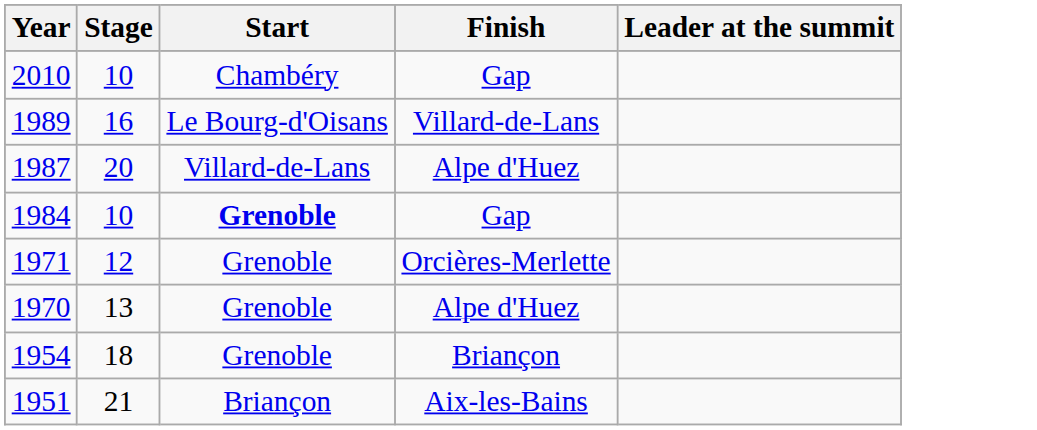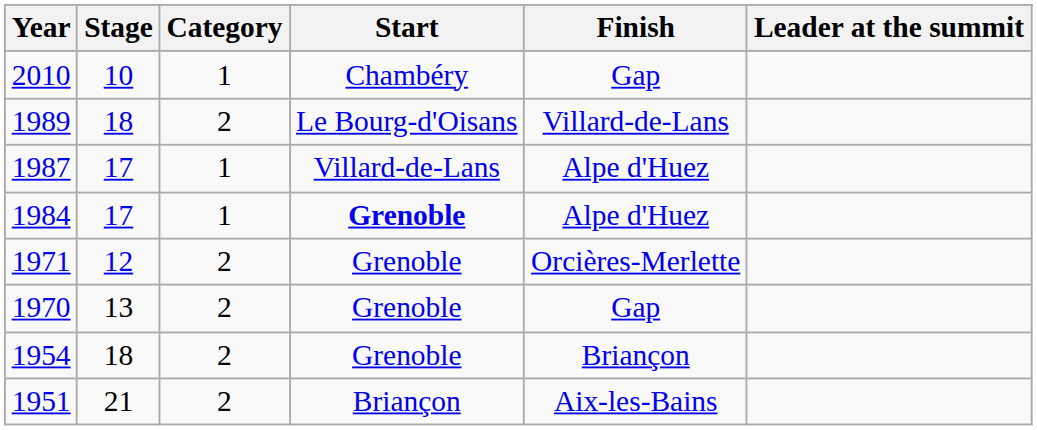+ column: (224, 27)
(118, 121) 16 -> (118, 121) 18
(118, 167) 20 -> (118, 167) 17
(118, 214) 10 -> (118, 214) 17
(506, 214) Gap -> (636, 214) Alpe d'Huez
(506, 307) Alpe d'Huez -> (636, 307) Gap
